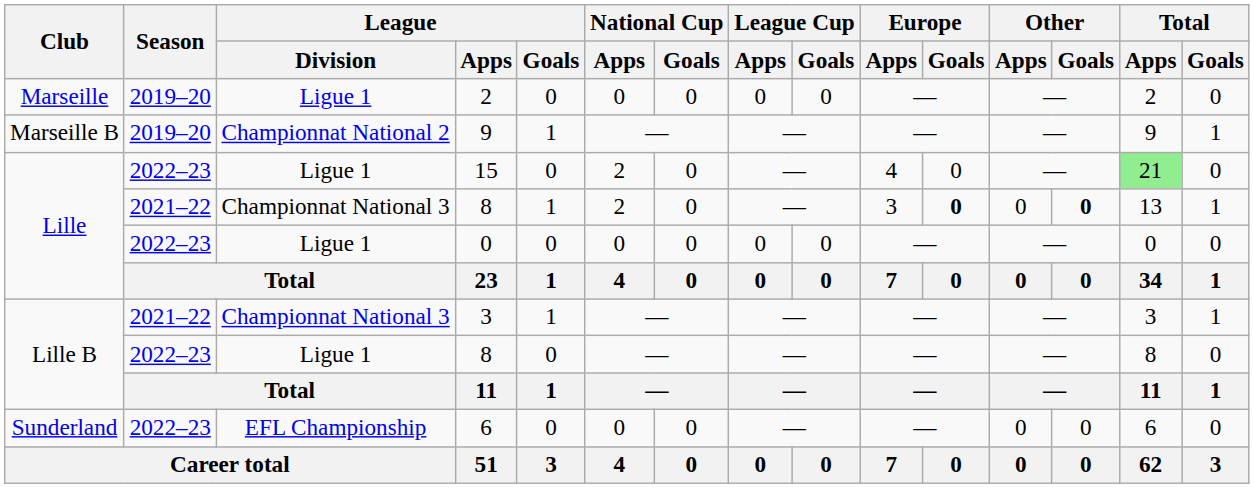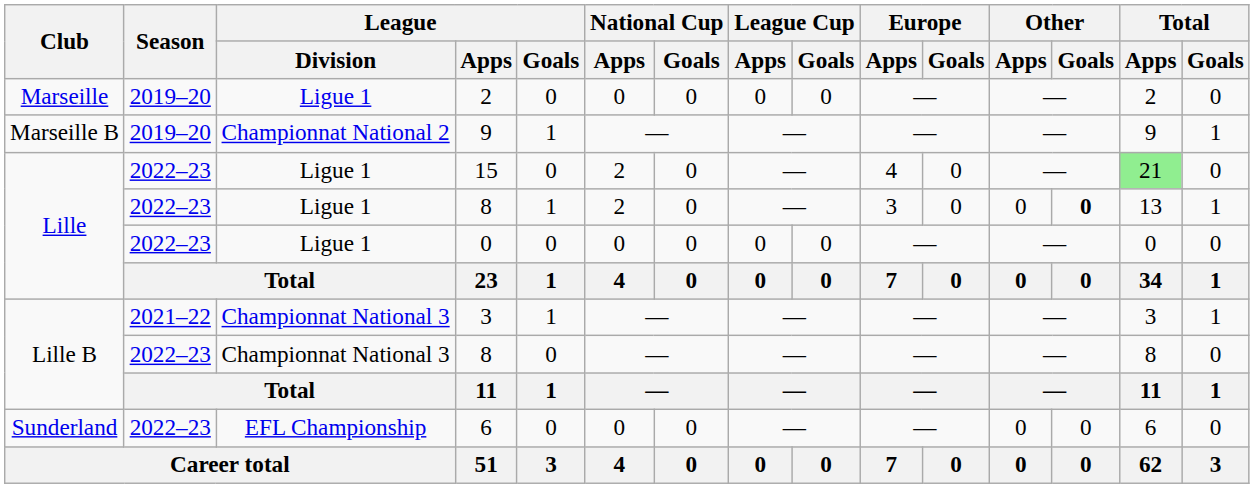(170, 206) 2021–22 -> (170, 206) 2022–23
(336, 206) Championnat National 3 -> (336, 206) Ligue 1
(956, 206) bold -> (956, 206) normal
(336, 354) Ligue 1 -> (336, 354) Championnat National 3
